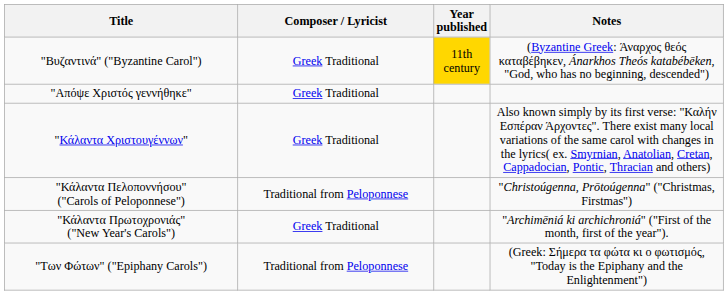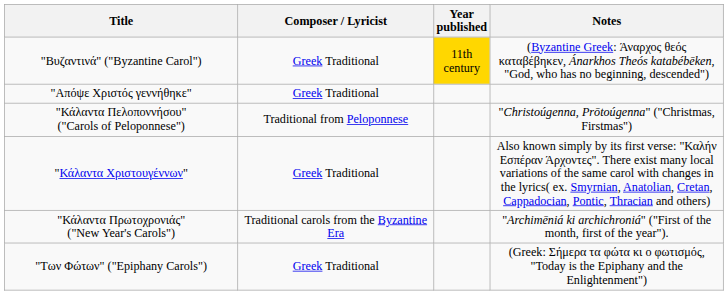rows swapped: (121, 140) <-> (121, 193)
(336, 226) Greek Traditional -> (336, 226) Traditional carols from the Byzantine Era
(336, 266) Traditional from Peloponnese -> (336, 266) Greek Traditional
